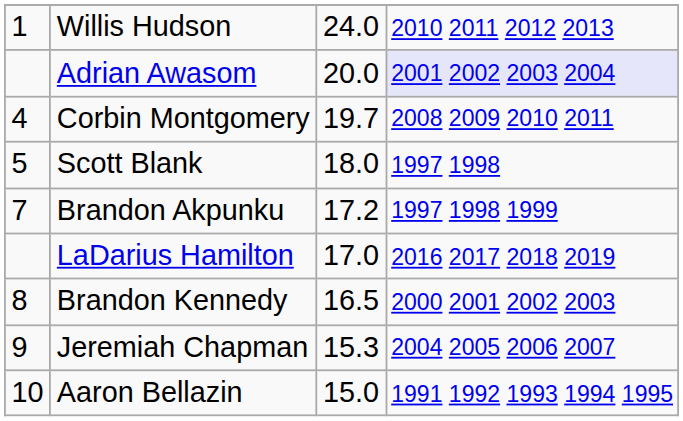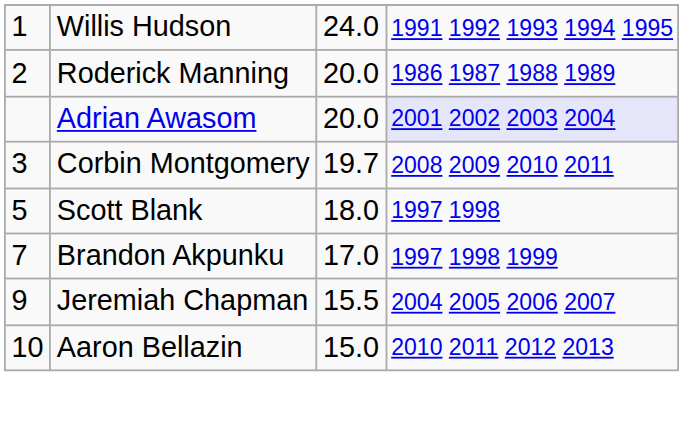(502, 28) 2010 2011 2012 2013 -> (532, 28) 1991 1992 1993 1994 1995
+ row: (173, 73)
(20, 118) 4 -> (20, 164) 3
(351, 210) 17.2 -> (351, 255) 17.0
- row: (175, 255)
- row: (172, 301)
(351, 347) 15.3 -> (351, 301) 15.5
(532, 393) 1991 1992 1993 1994 1995 -> (502, 347) 2010 2011 2012 2013
